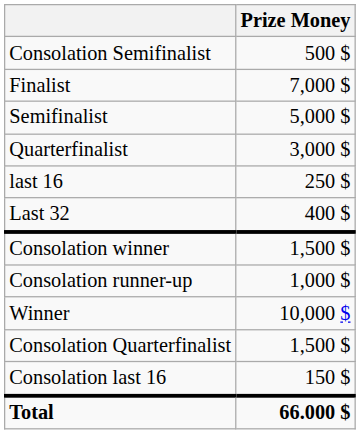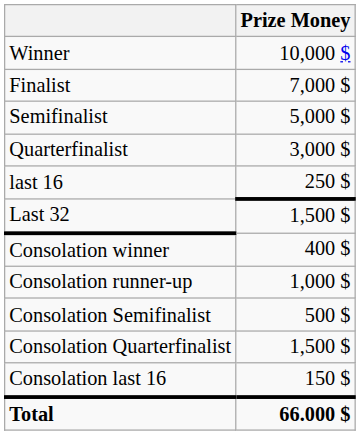rows swapped: (39, 313) <-> (110, 52)
(328, 213) 400 $ -> (320, 216) 1,500 $
(320, 248) 1,500 $ -> (328, 249) 400 $
